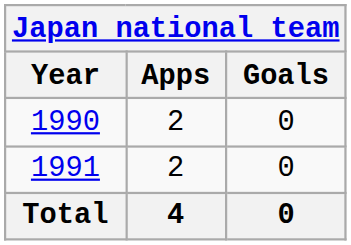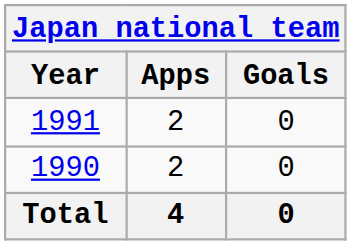rows swapped: (65, 122) <-> (65, 169)
